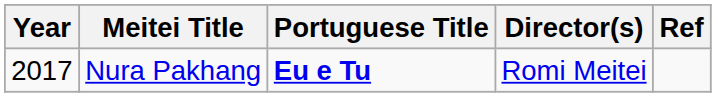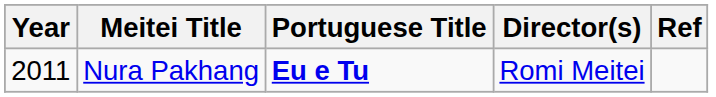(42, 70) 2017 -> (41, 70) 2011
